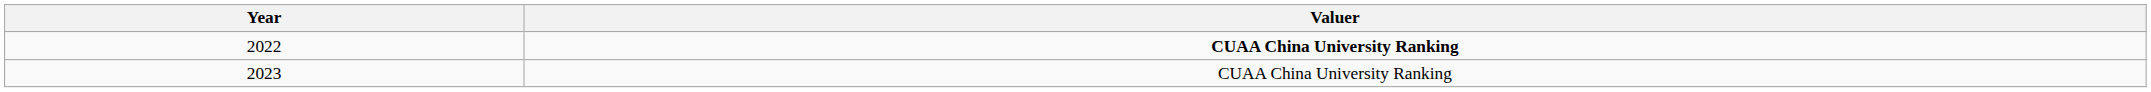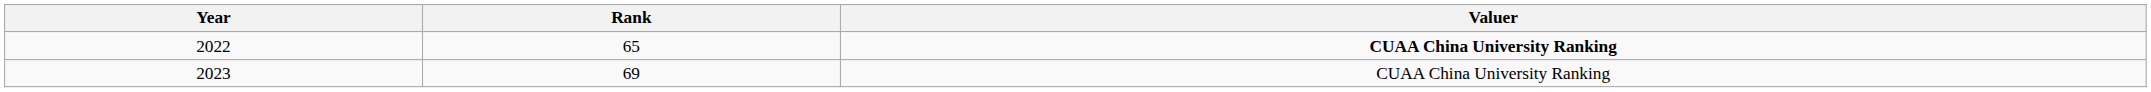+ column: (631, 18)
